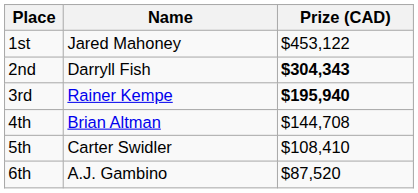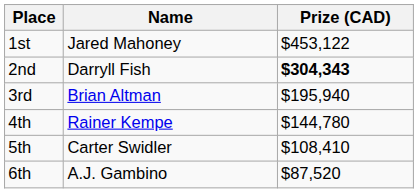(120, 95) Rainer Kempe -> (114, 95) Brian Altman
(315, 95) bold -> (315, 95) normal
(114, 122) Brian Altman -> (120, 122) Rainer Kempe
(315, 122) $144,708 -> (315, 122) $144,780
